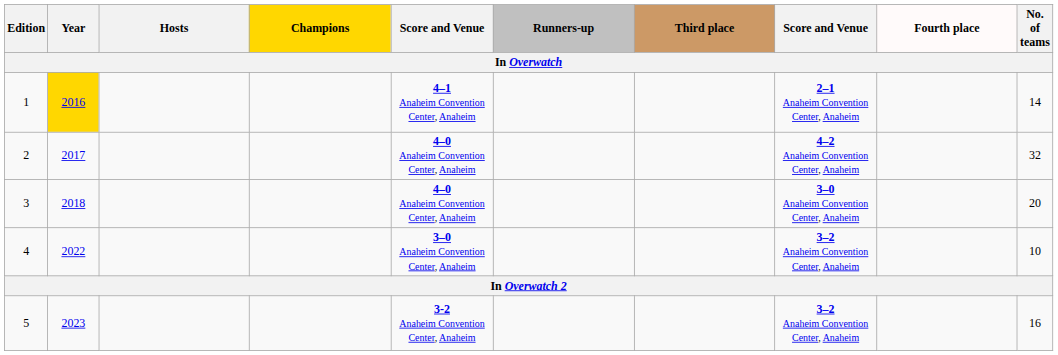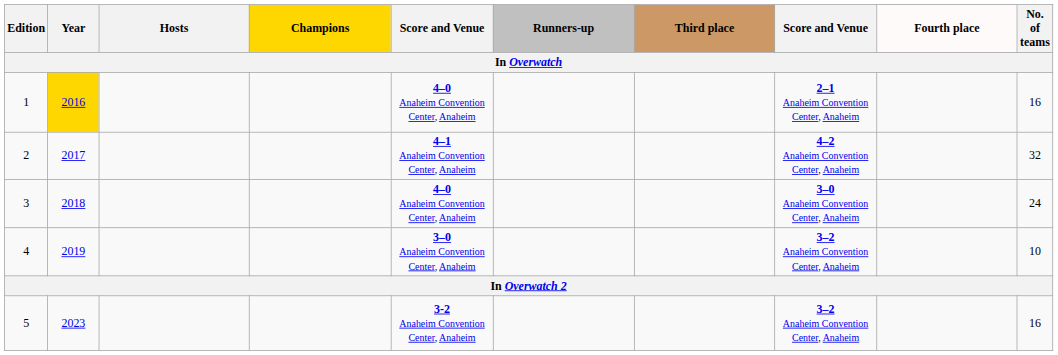(442, 102) 4–1 Anaheim Convention Center, Anaheim -> (442, 102) 4–0 Anaheim Convention Center, Anaheim
(1035, 102) 14 -> (1035, 102) 16
(442, 156) 4–0 Anaheim Convention Center, Anaheim -> (442, 156) 4–1 Anaheim Convention Center, Anaheim
(1035, 204) 20 -> (1035, 204) 24
(73, 252) 2022 -> (73, 252) 2019
